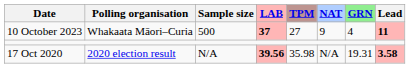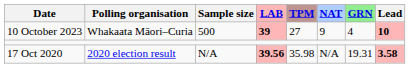(264, 31) 37 -> (264, 31) 39
(383, 31) 11 -> (383, 31) 10
